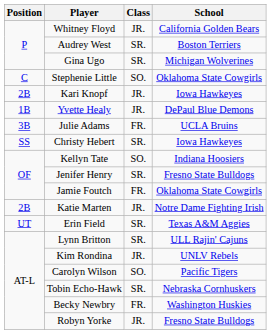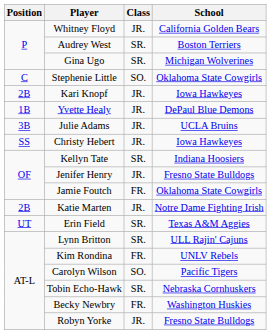(138, 126) FR. -> (138, 126) JR.
(138, 142) SR. -> (138, 142) JR.
(138, 158) SO. -> (138, 158) SR.
(138, 175) SR. -> (138, 175) JR.
(138, 256) JR. -> (138, 256) FR.
